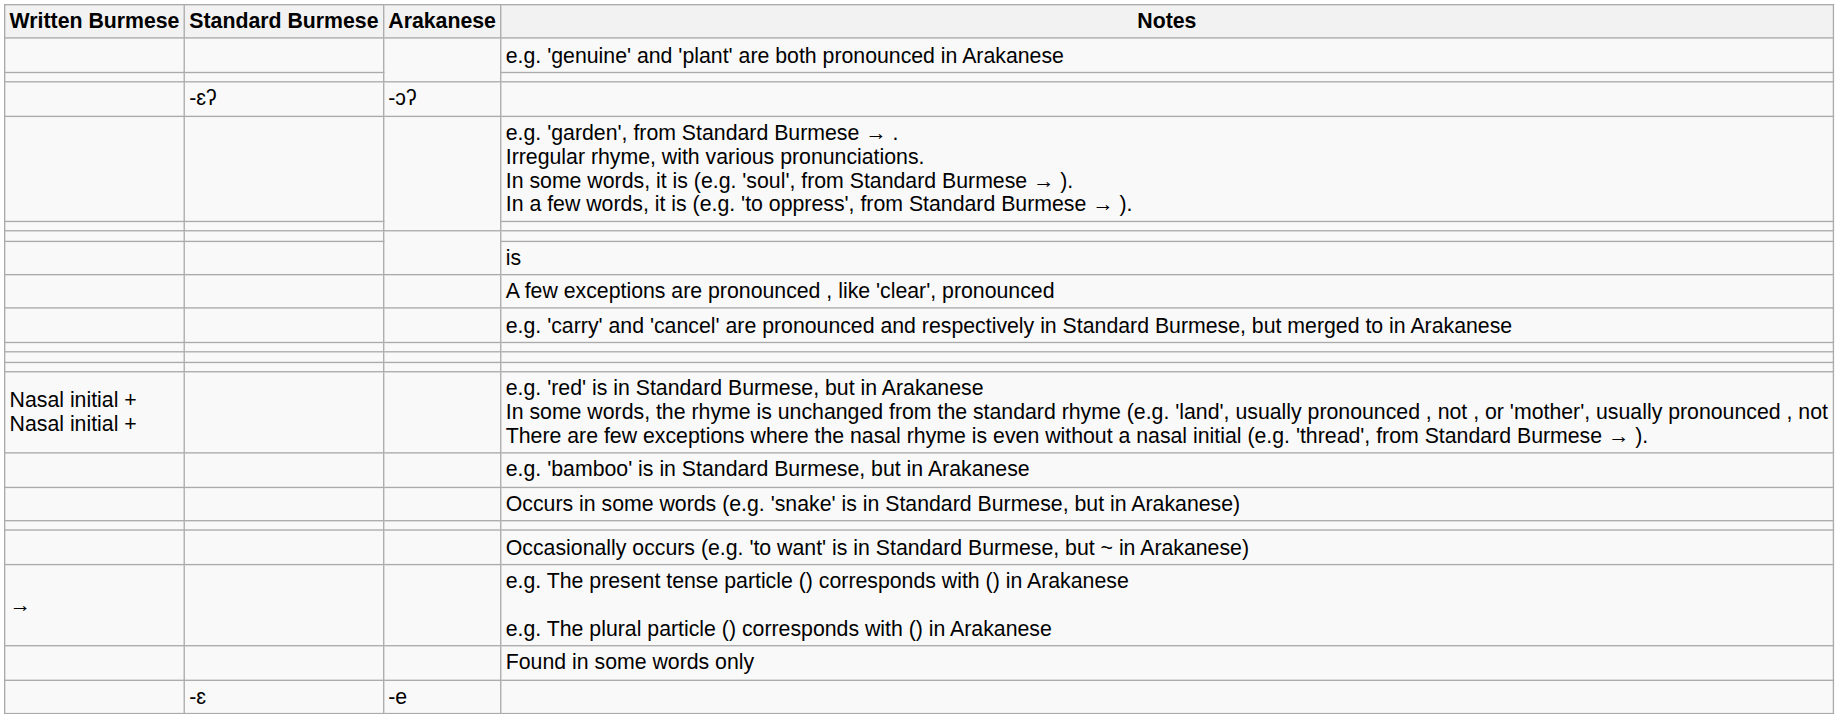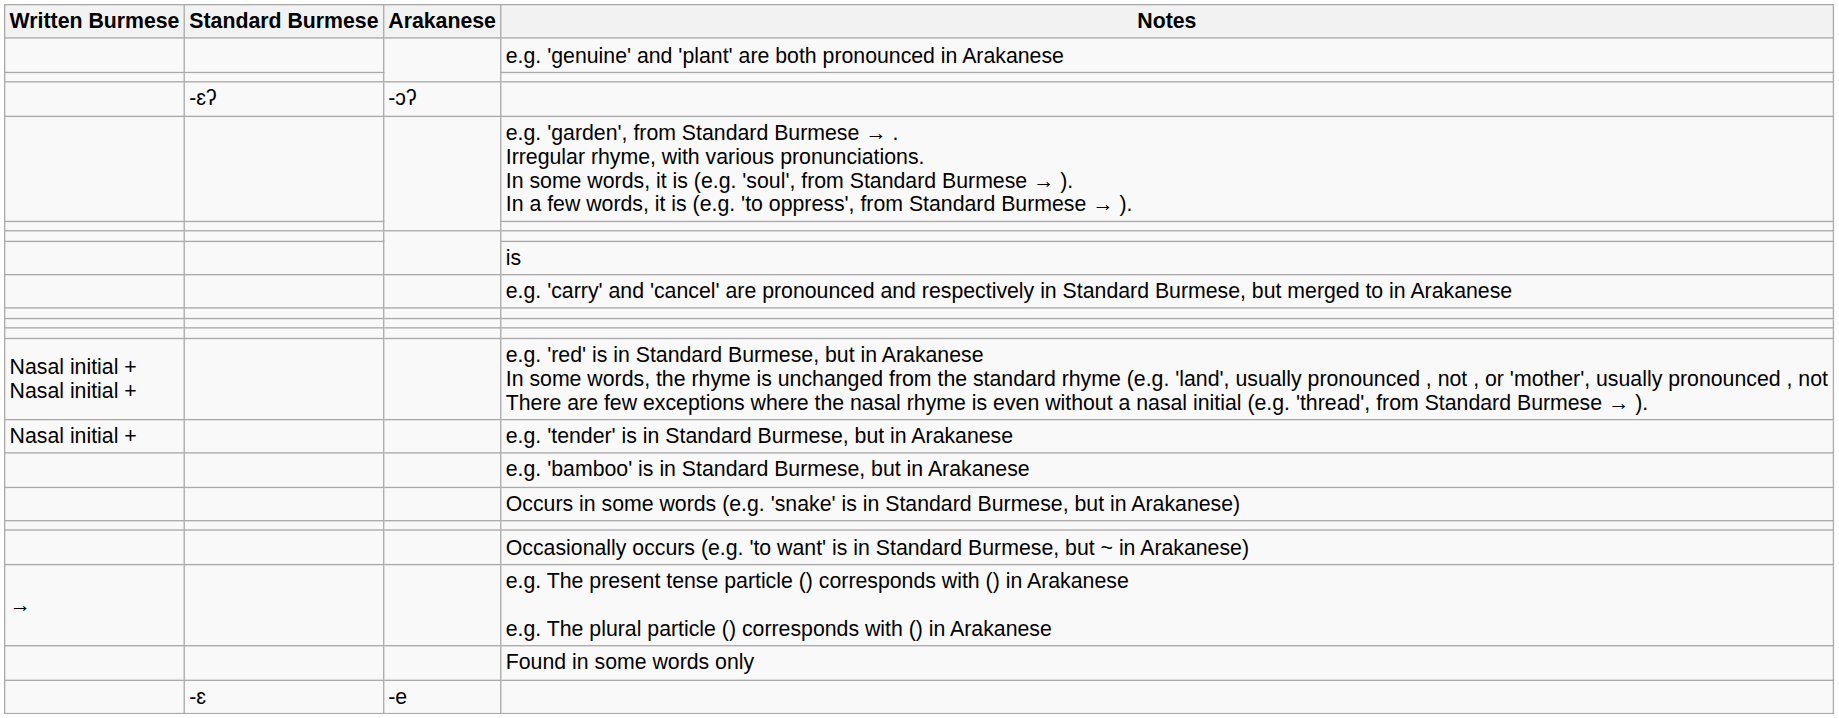- row: (284, 292)
+ row: (284, 436)
